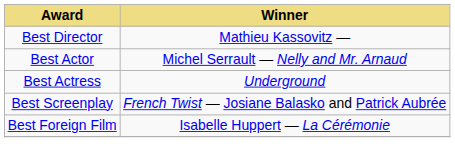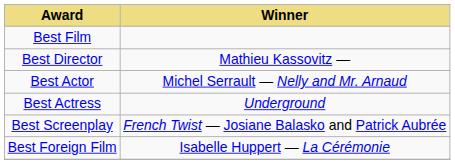+ row: (62, 37)
